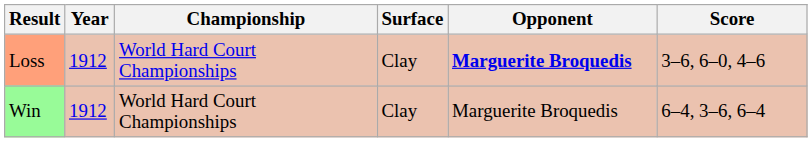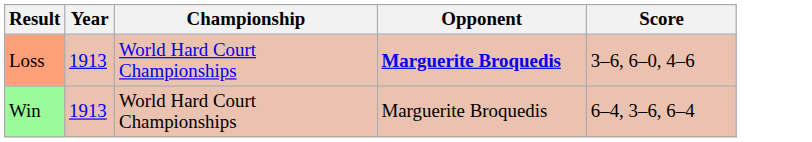- column: (412, 19)
(88, 60) 1912 -> (88, 60) 1913
(88, 111) 1912 -> (88, 111) 1913
